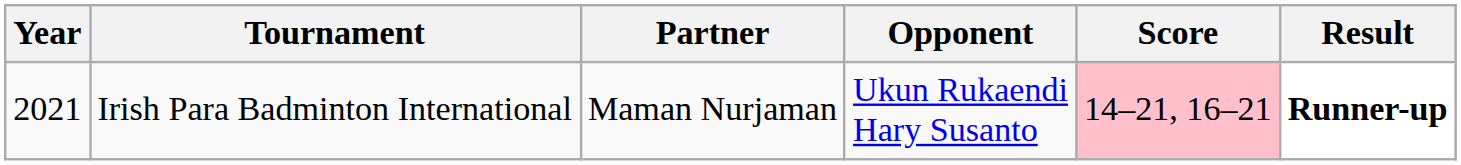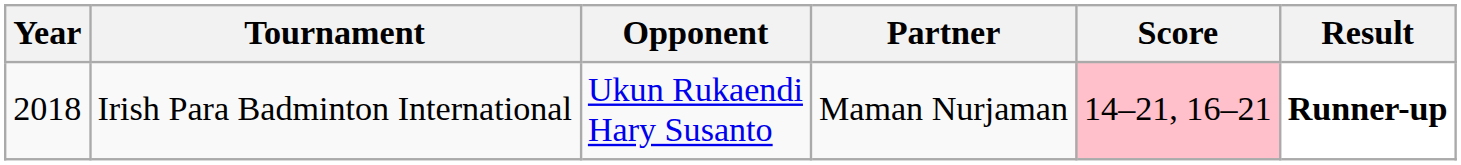columns swapped: (712, 33) <-> (961, 33)
(47, 109) 2021 -> (47, 109) 2018
